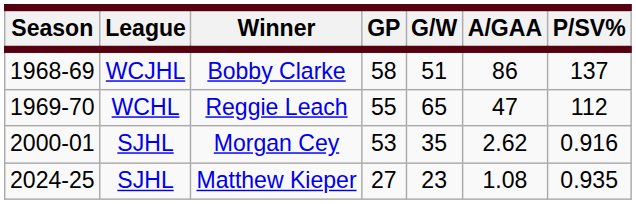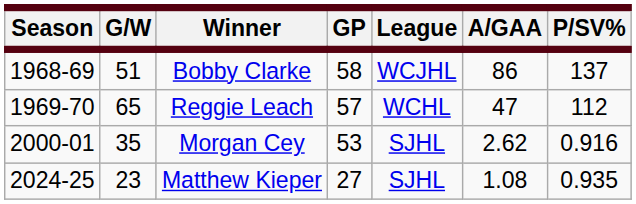columns swapped: (146, 28) <-> (434, 28)
(384, 107) 55 -> (349, 107) 57
